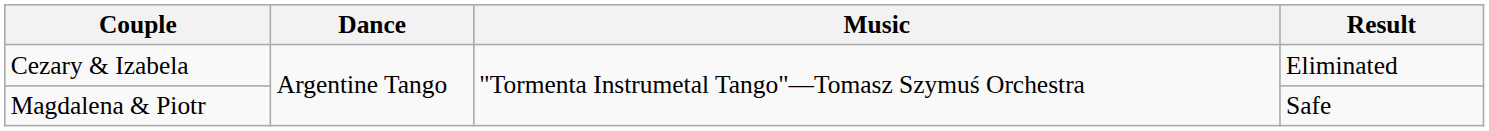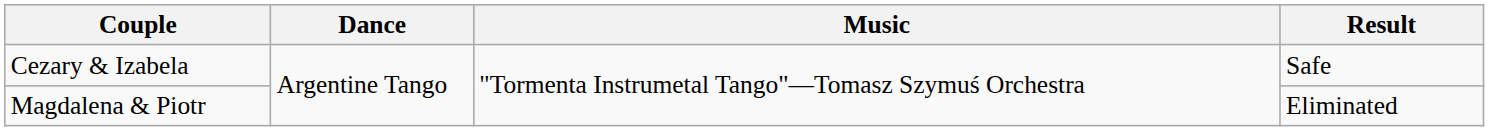(1342, 65) Eliminated -> (1309, 65) Safe
(1309, 105) Safe -> (1342, 105) Eliminated
